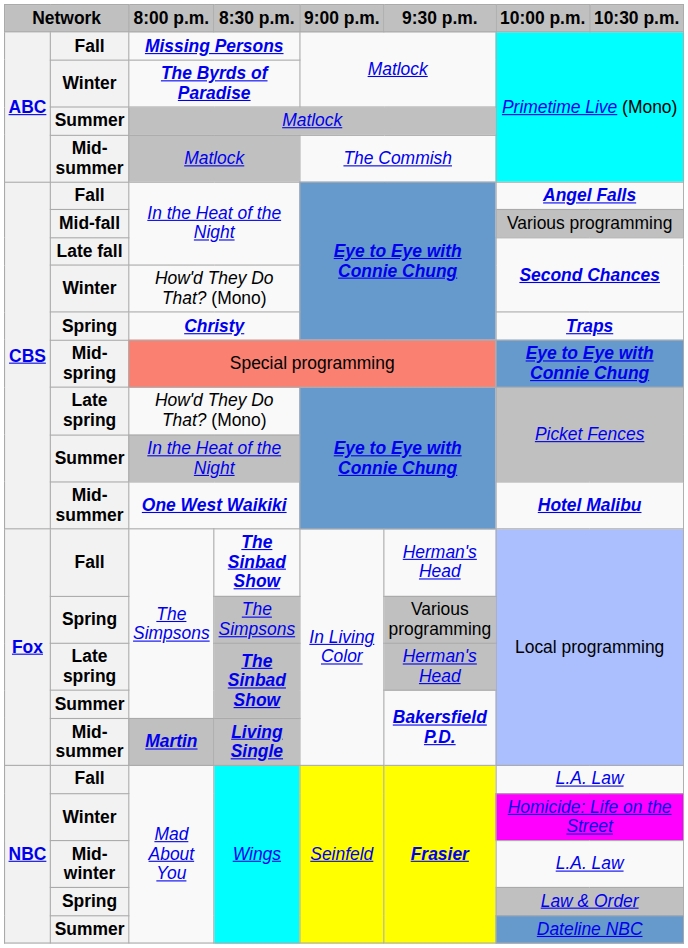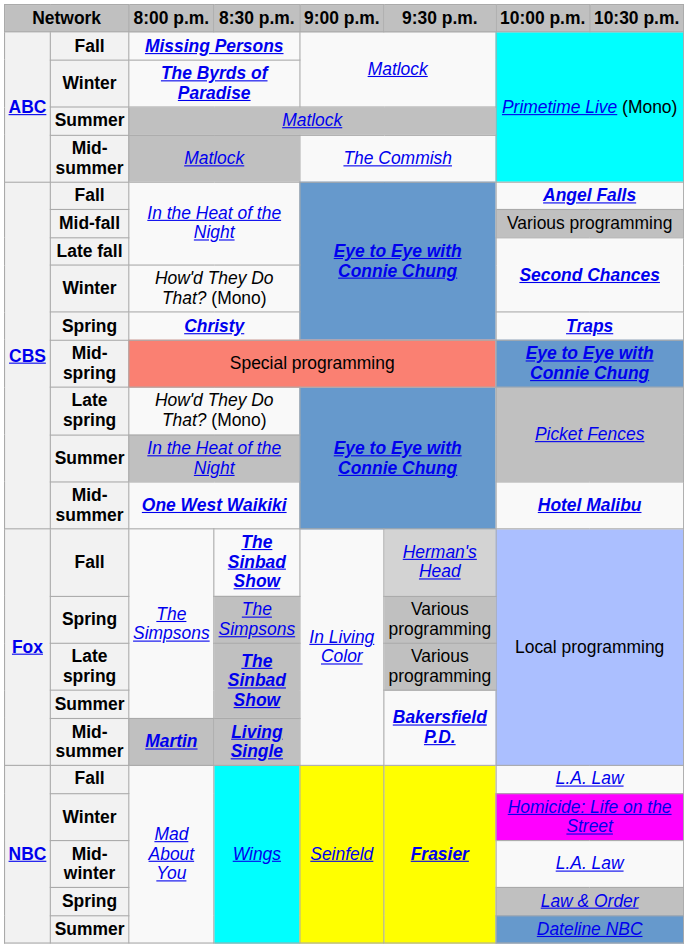(440, 562) no background -> (440, 562) lightgrey background
(440, 666) Herman's Head -> (440, 666) Various programming
